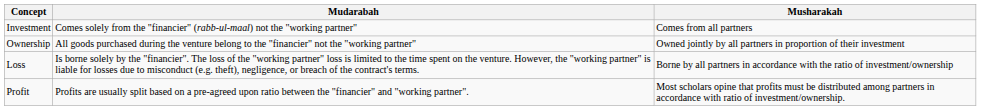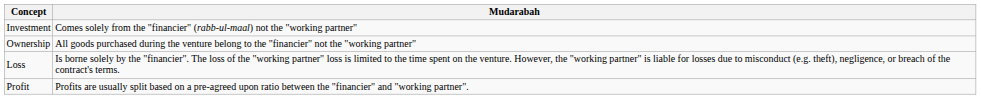- column: (815, 12)
